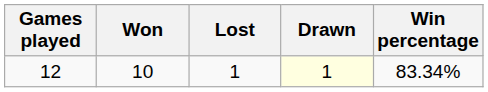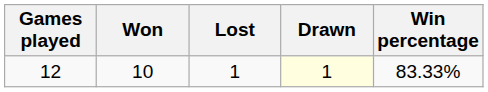(428, 71) 83.34% -> (428, 71) 83.33%
